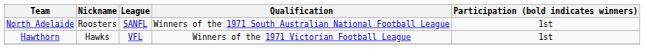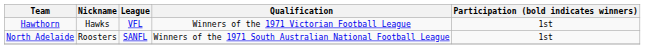rows swapped: (40, 37) <-> (40, 24)
